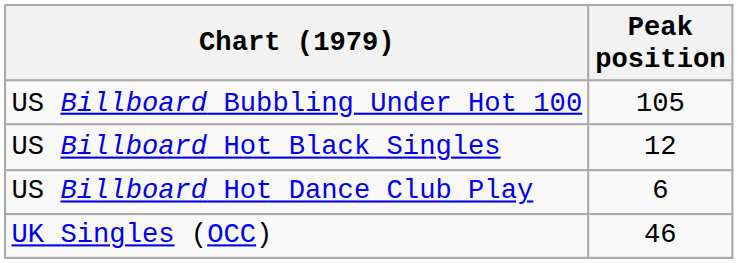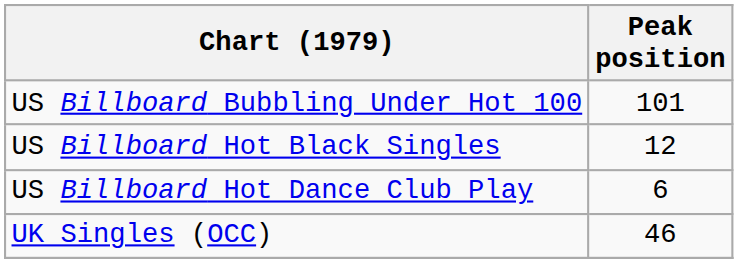(660, 103) 105 -> (660, 103) 101
